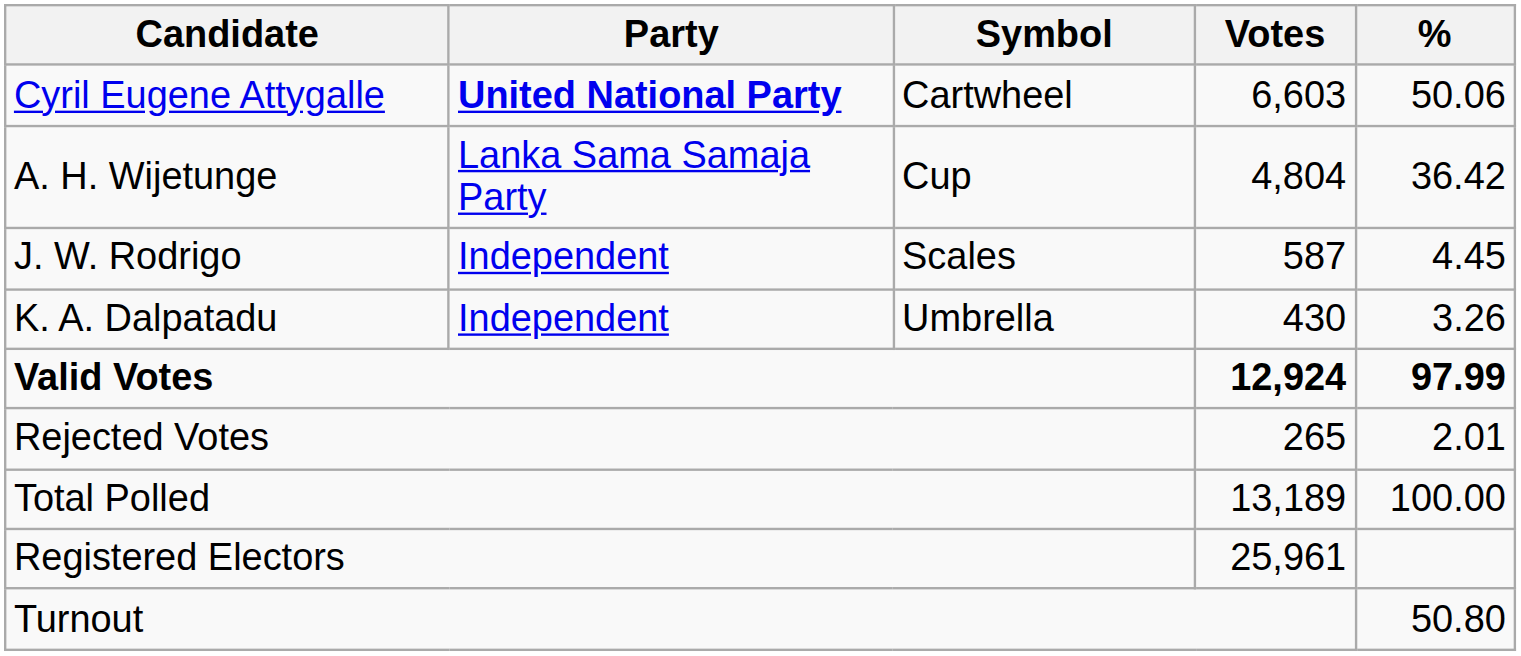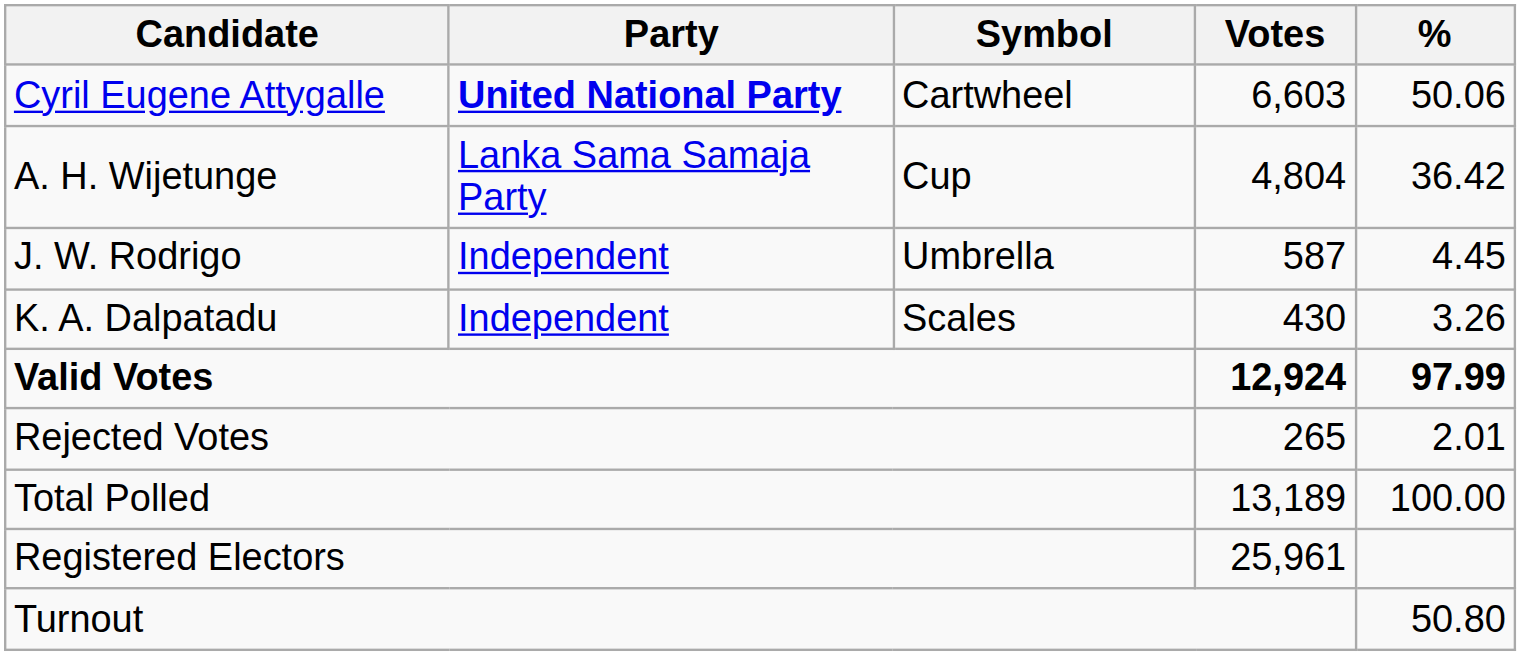(959, 257) Scales -> (978, 257) Umbrella
(978, 317) Umbrella -> (959, 317) Scales
